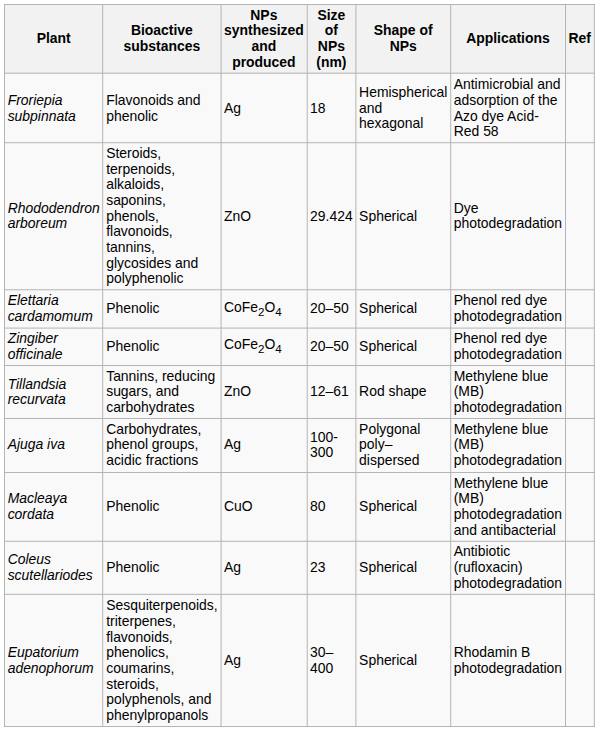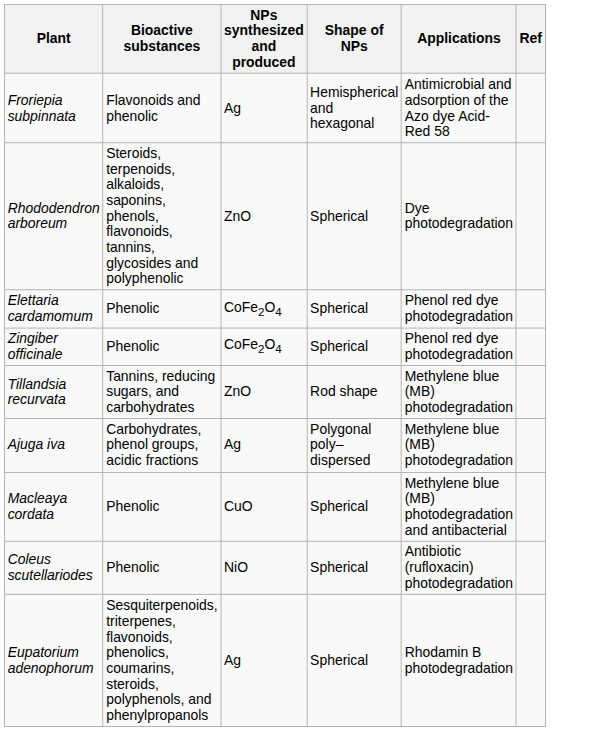- column: (331, 39)
(233, 567) Ag -> (236, 567) NiO
